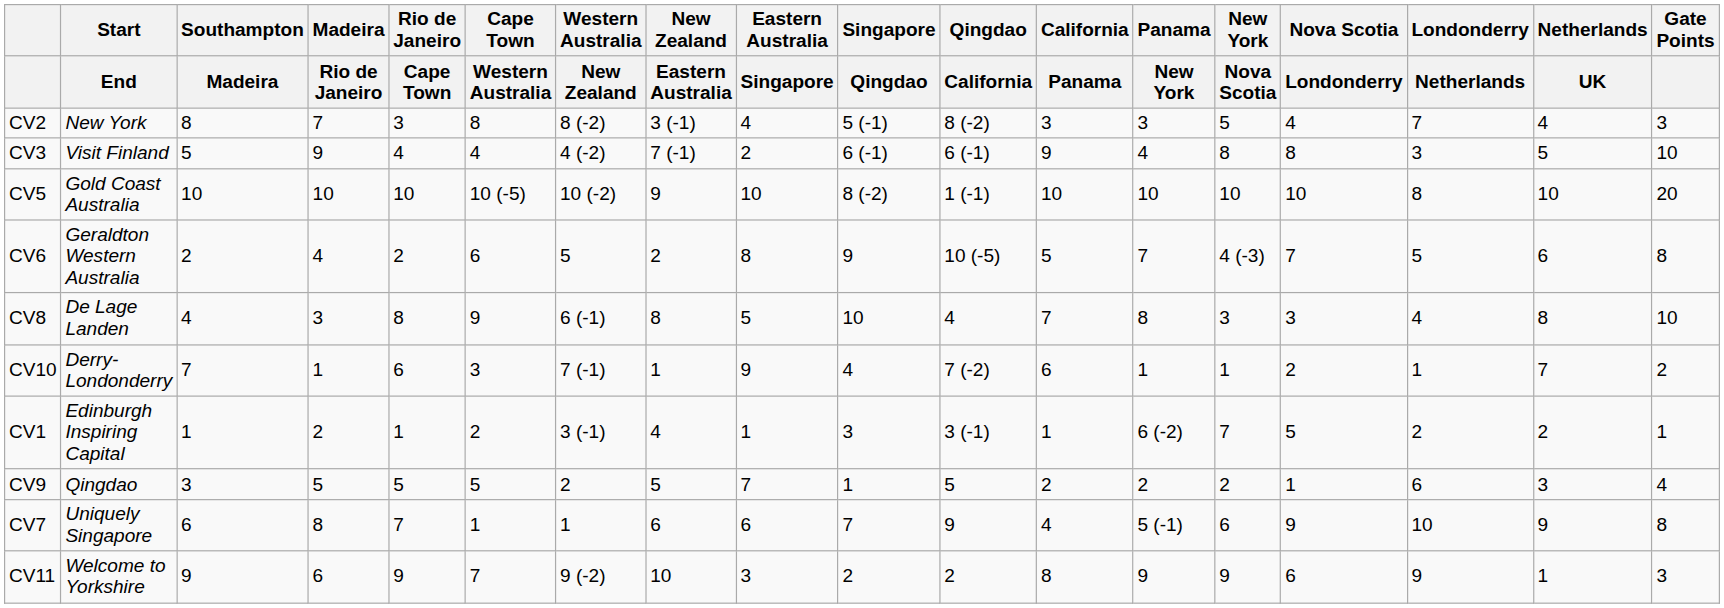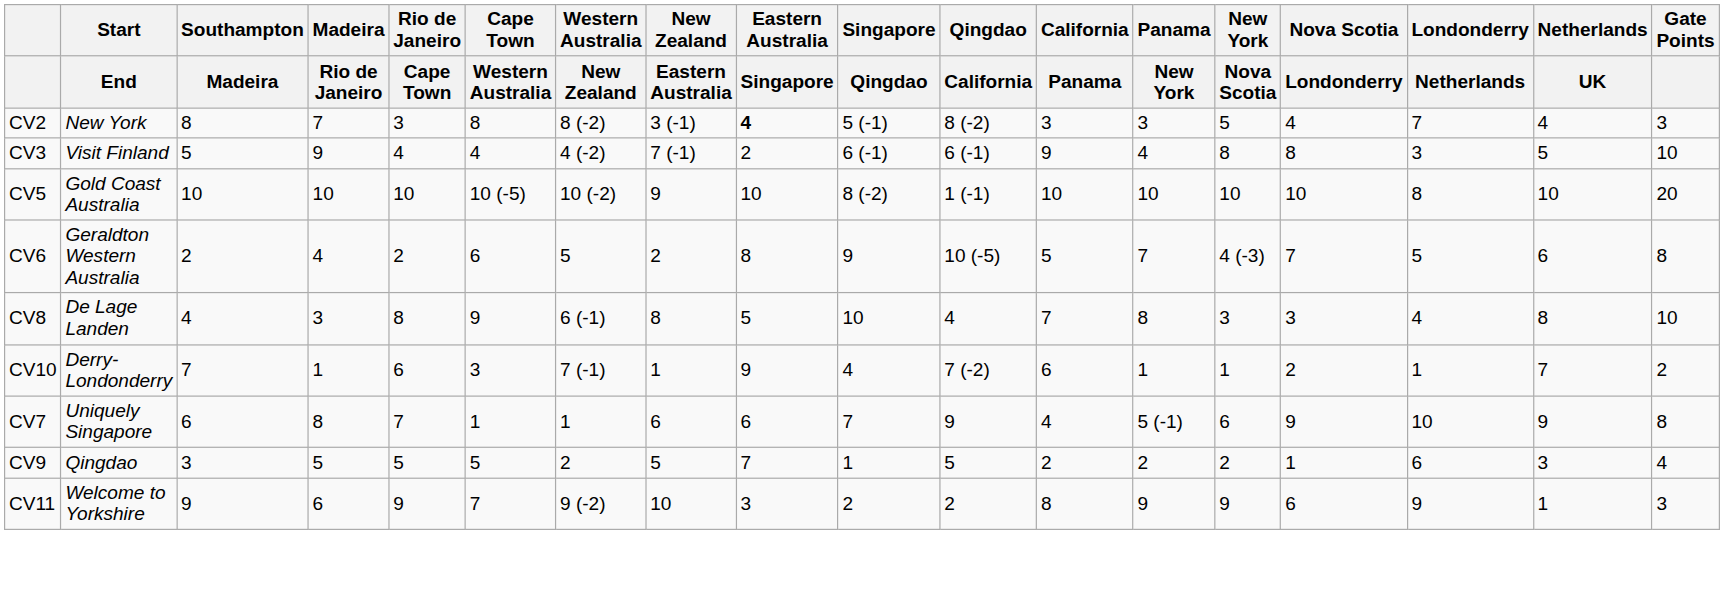(746, 122) normal -> (746, 122) bold
- row: (28, 432)
rows swapped: (28, 525) <-> (28, 484)
